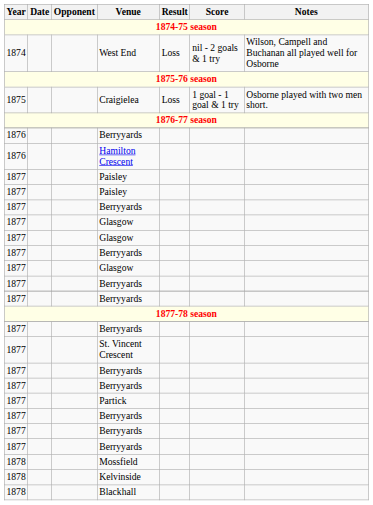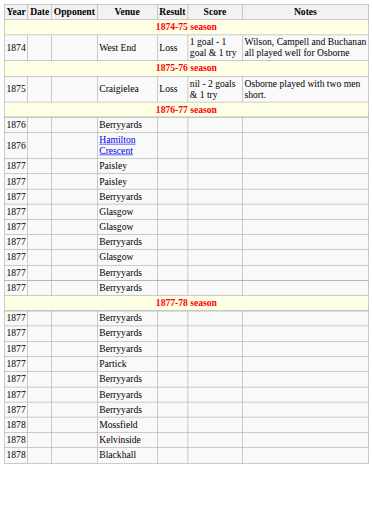(215, 53) nil - 2 goals & 1 try -> (213, 47) 1 goal - 1 goal & 1 try
(216, 100) 1 goal - 1 goal & 1 try -> (213, 89) nil - 2 goals & 1 try
- row: (16, 349)
